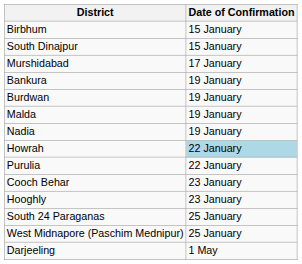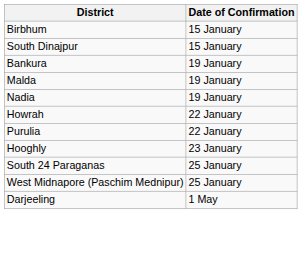- row: (38, 64)
- row: (28, 98)
(215, 149) lightblue background -> (215, 115) no background
- row: (38, 183)
